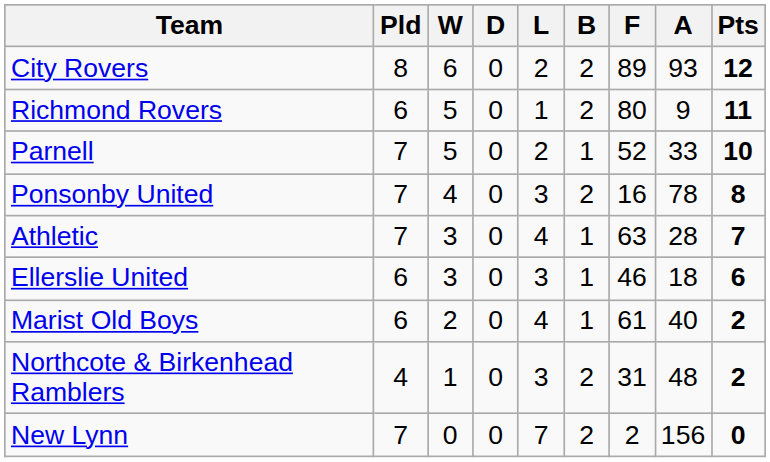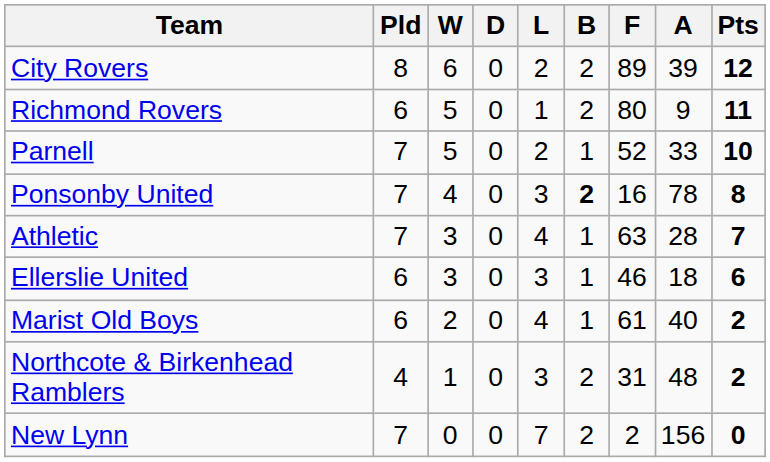(683, 67) 93 -> (683, 67) 39
(587, 194) normal -> (587, 194) bold
